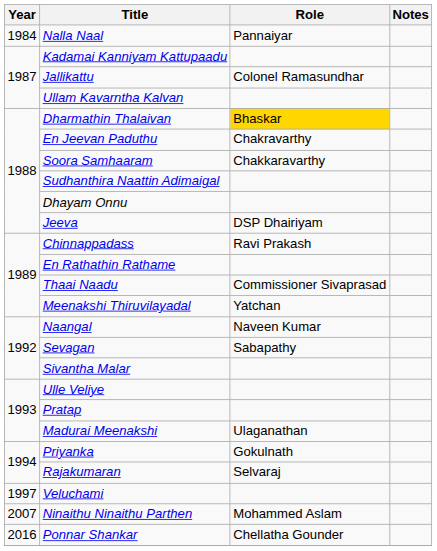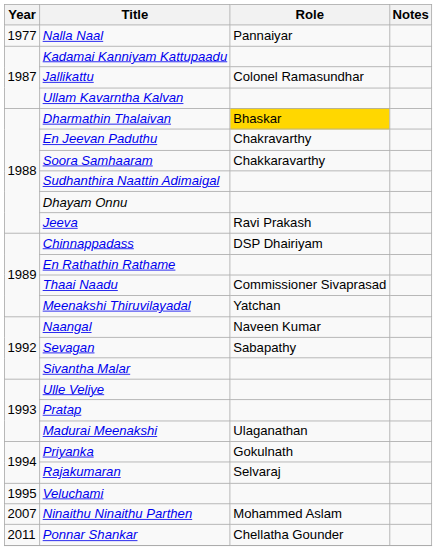(22, 35) 1984 -> (22, 35) 1977
(278, 222) DSP Dhairiyam -> (272, 222) Ravi Prakash
(272, 243) Ravi Prakash -> (278, 243) DSP Dhairiyam
(22, 493) 1997 -> (22, 493) 1995
(22, 535) 2016 -> (22, 535) 2011
